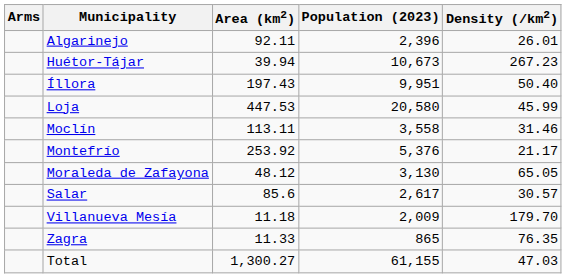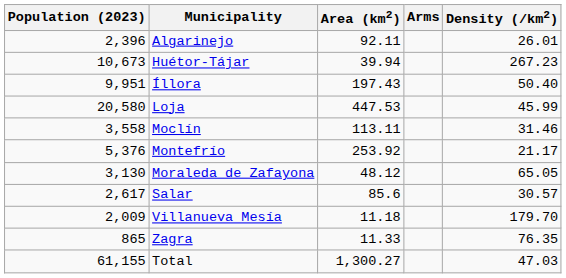columns swapped: (24, 17) <-> (371, 17)
